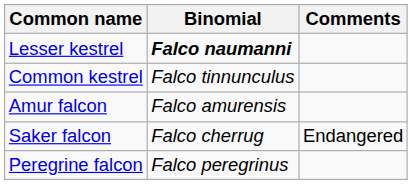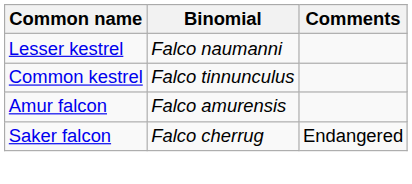(221, 48) bold -> (217, 48) normal
- row: (76, 164)
